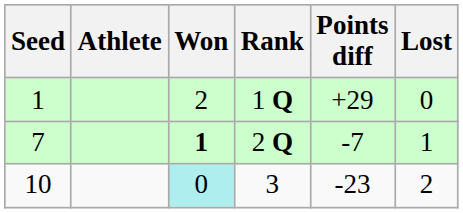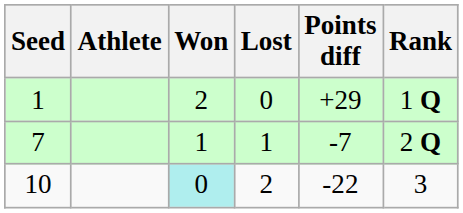columns swapped: (426, 41) <-> (272, 41)
(201, 142) bold -> (201, 142) normal
(352, 185) -23 -> (340, 185) -22
